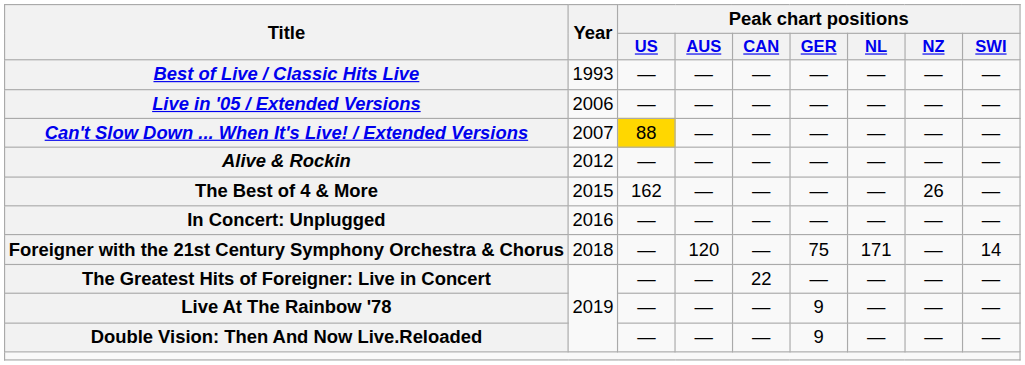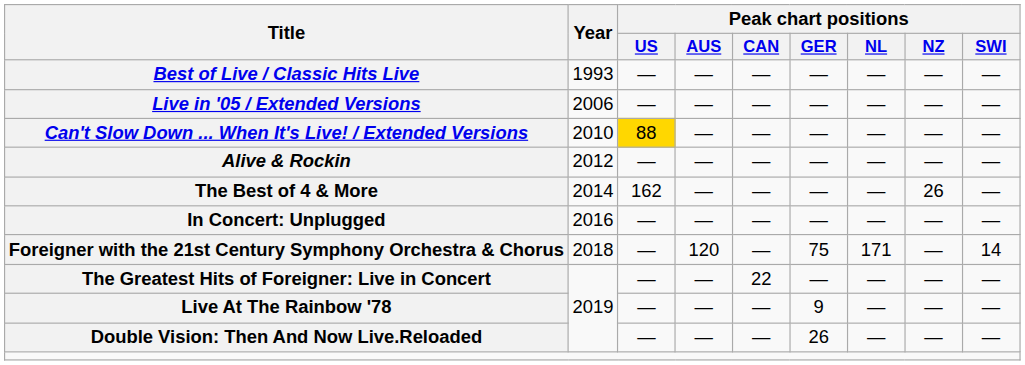(593, 132) 2007 -> (593, 132) 2010
(593, 191) 2015 -> (593, 191) 2014
(819, 337) 9 -> (819, 337) 26
